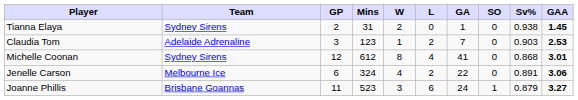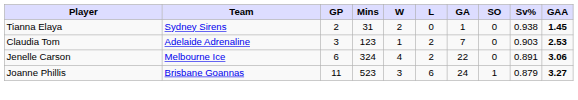- row: (42, 57)
